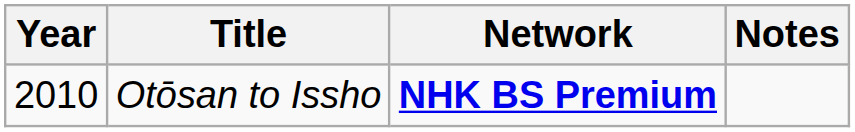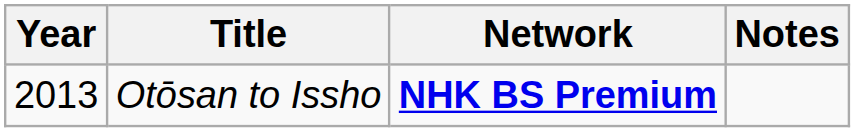(56, 94) 2010 -> (56, 94) 2013
